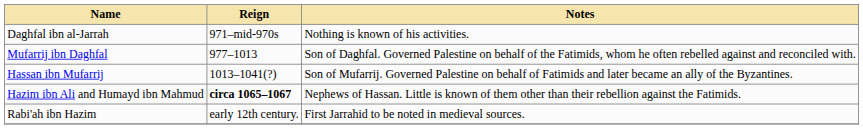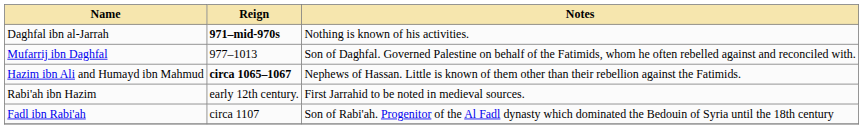(244, 34) normal -> (245, 34) bold
- row: (55, 74)
+ row: (47, 114)
